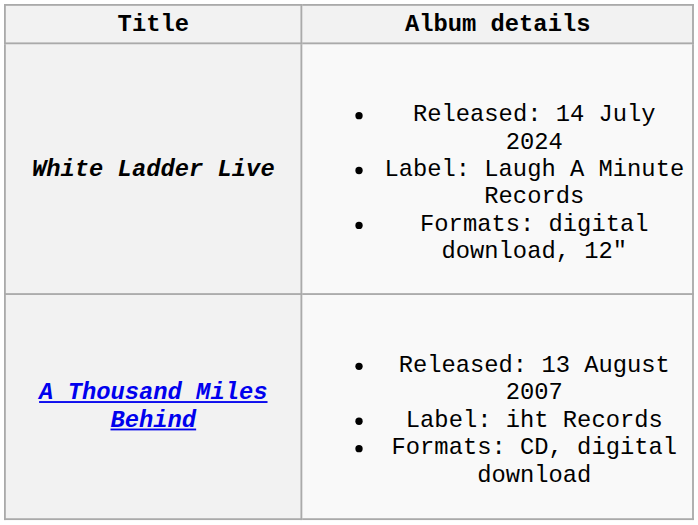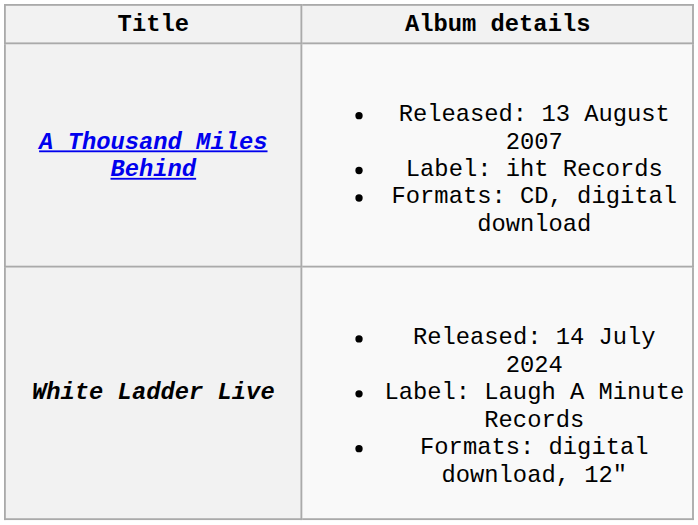rows swapped: (153, 407) <-> (153, 169)
